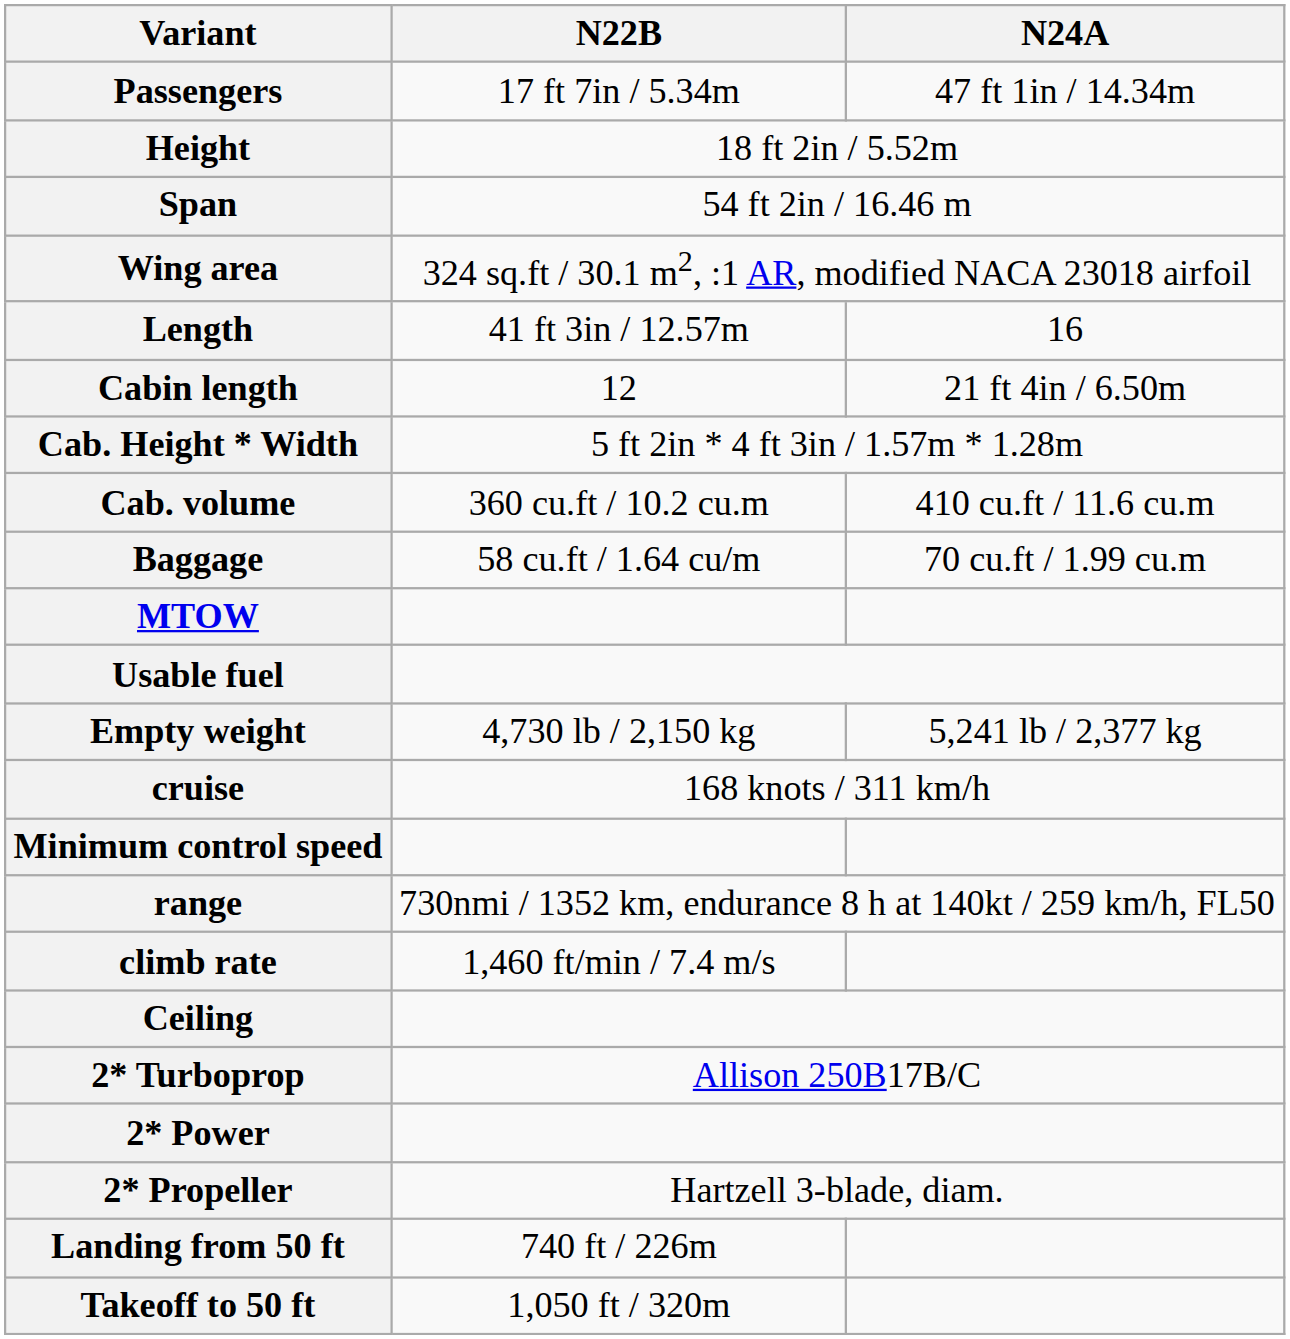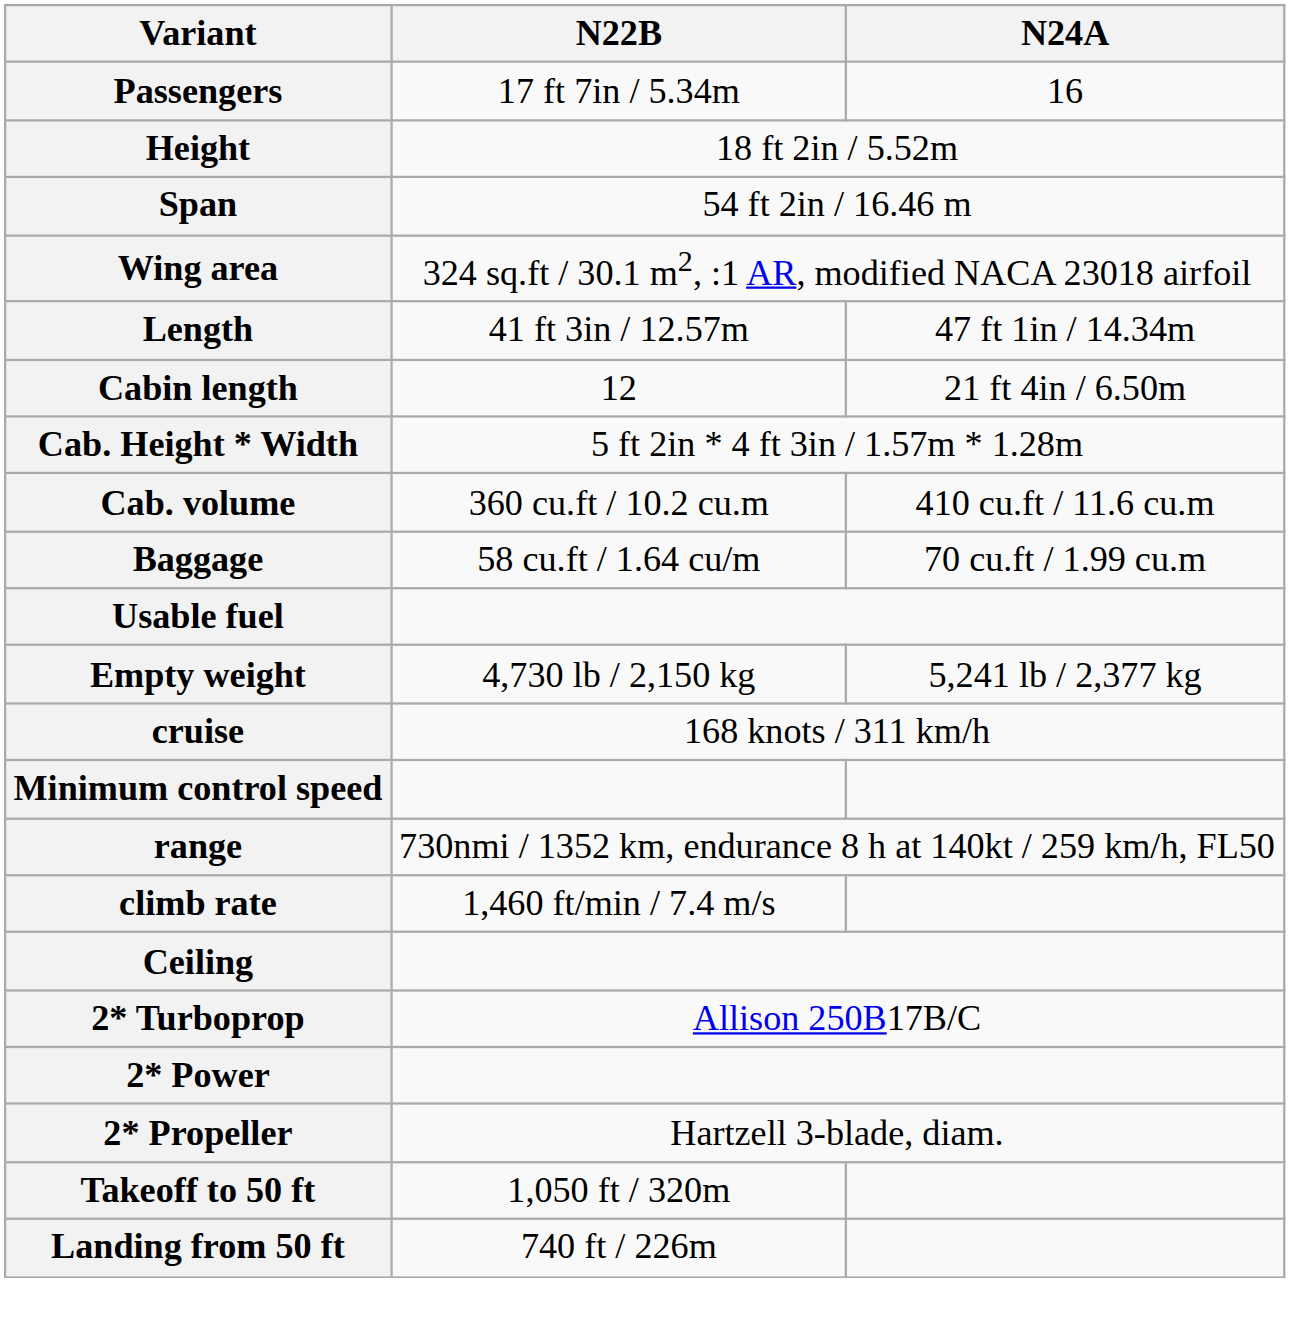(1065, 90) 47 ft 1in / 14.34m -> (1065, 90) 16
(1065, 329) 16 -> (1065, 329) 47 ft 1in / 14.34m
- row: (198, 616)
rows swapped: (198, 1304) <-> (198, 1247)
